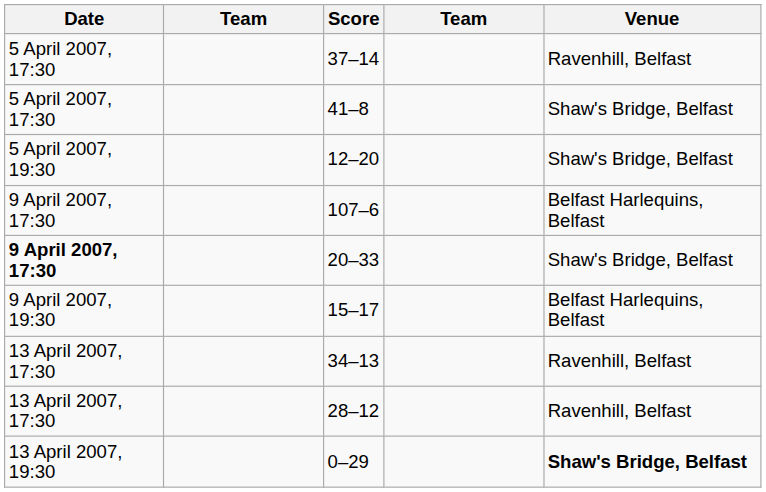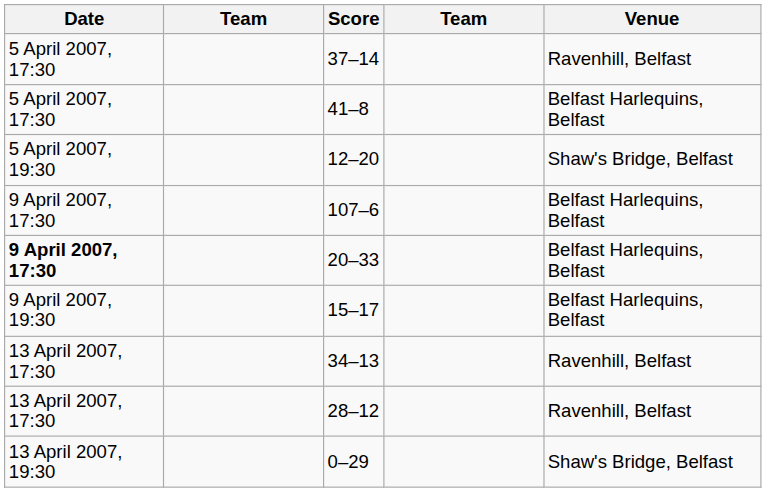(640, 109) Shaw's Bridge, Belfast -> (626, 109) Belfast Harlequins, Belfast
(640, 260) Shaw's Bridge, Belfast -> (626, 260) Belfast Harlequins, Belfast
(647, 461) bold -> (640, 461) normal
